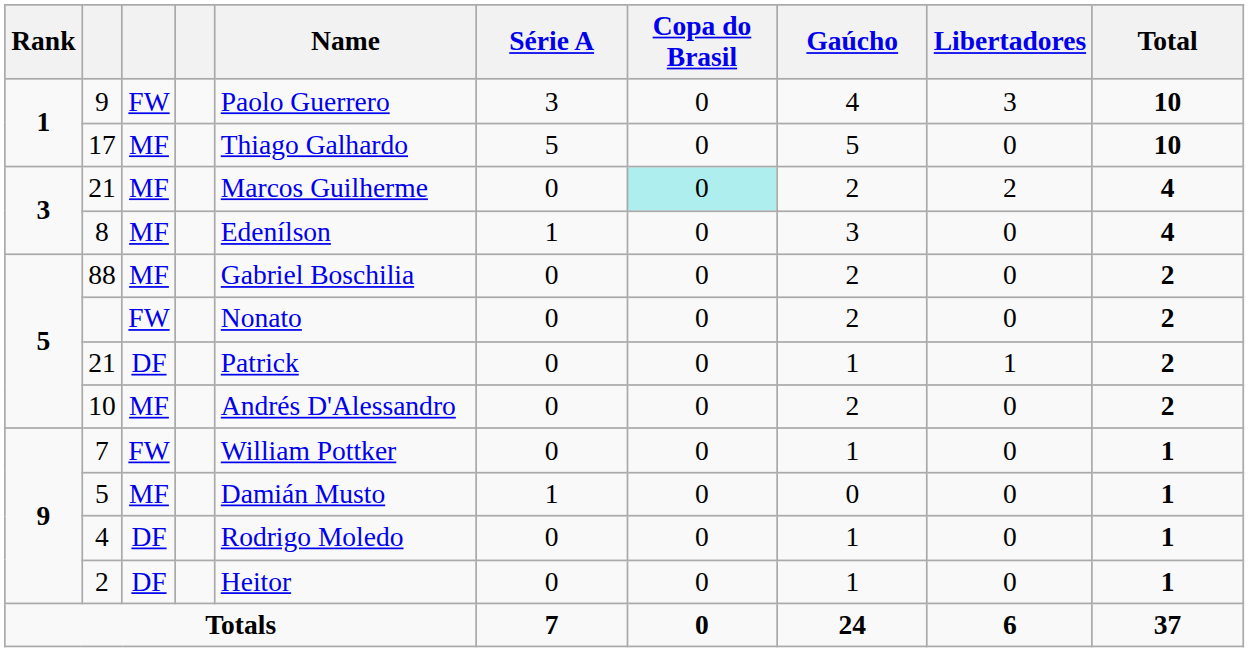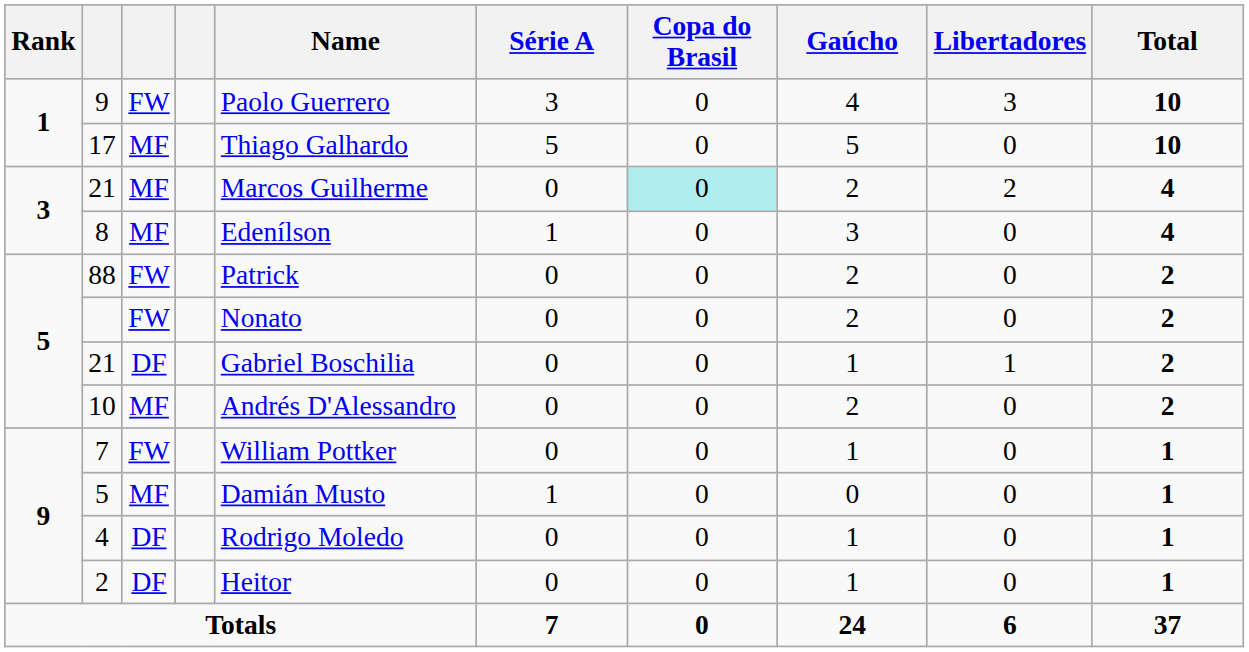(149, 275) MF -> (149, 275) FW
(317, 275) Gabriel Boschilia -> (260, 275) Patrick
(260, 362) Patrick -> (317, 362) Gabriel Boschilia
